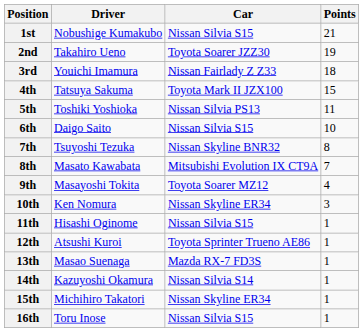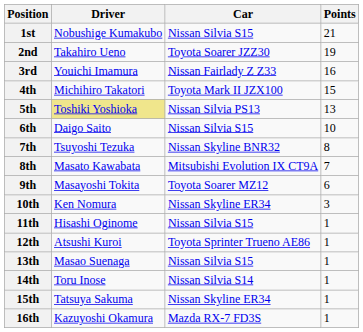(330, 71) 18 -> (330, 71) 16
(93, 90) Tatsuya Sakuma -> (99, 90) Michihiro Takatori
(96, 109) no background -> (96, 109) khaki background
(330, 109) 11 -> (330, 109) 13
(327, 185) 4 -> (327, 185) 6
(215, 261) Mazda RX-7 FD3S -> (211, 261) Nissan Silvia S15
(104, 280) Kazuyoshi Okamura -> (80, 280) Toru Inose
(99, 299) Michihiro Takatori -> (93, 299) Tatsuya Sakuma
(80, 318) Toru Inose -> (104, 318) Kazuyoshi Okamura
(211, 318) Nissan Silvia S15 -> (215, 318) Mazda RX-7 FD3S
